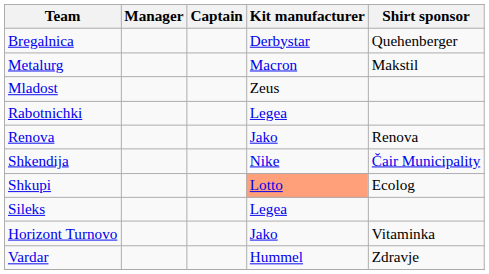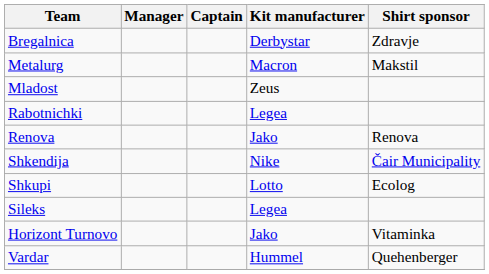(415, 40) Quehenberger -> (395, 40) Zdravje
(266, 185) lightsalmon background -> (266, 185) no background
(395, 257) Zdravje -> (415, 257) Quehenberger
